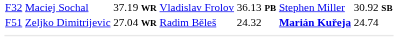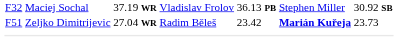(249, 22) 24.32 -> (249, 22) 23.42
(366, 22) 24.74 -> (366, 22) 23.73
